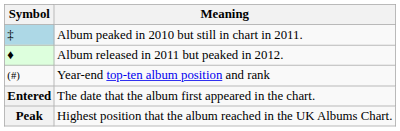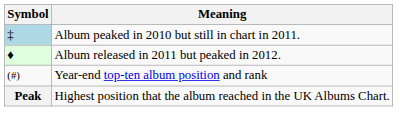- row: (186, 95)
